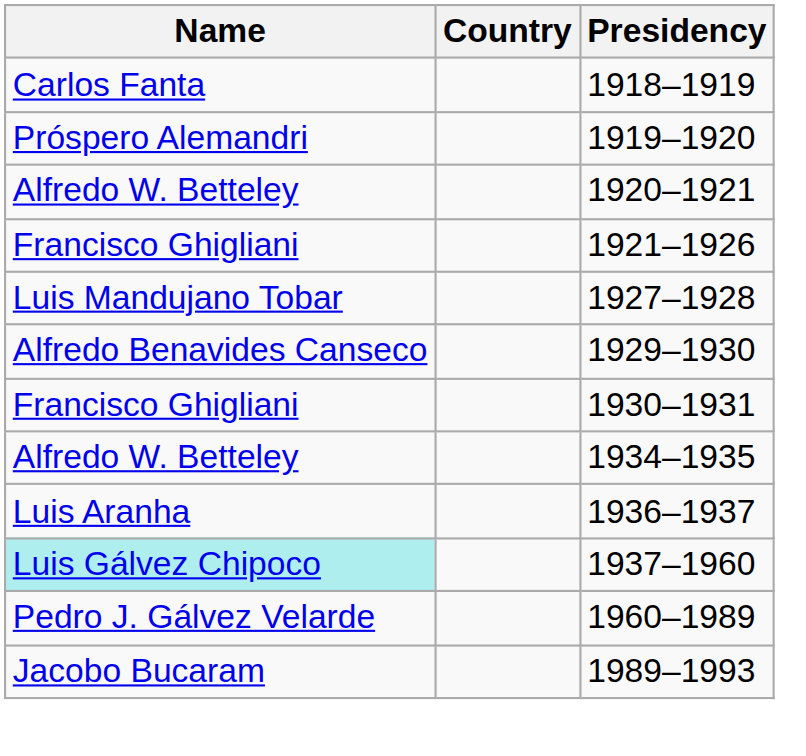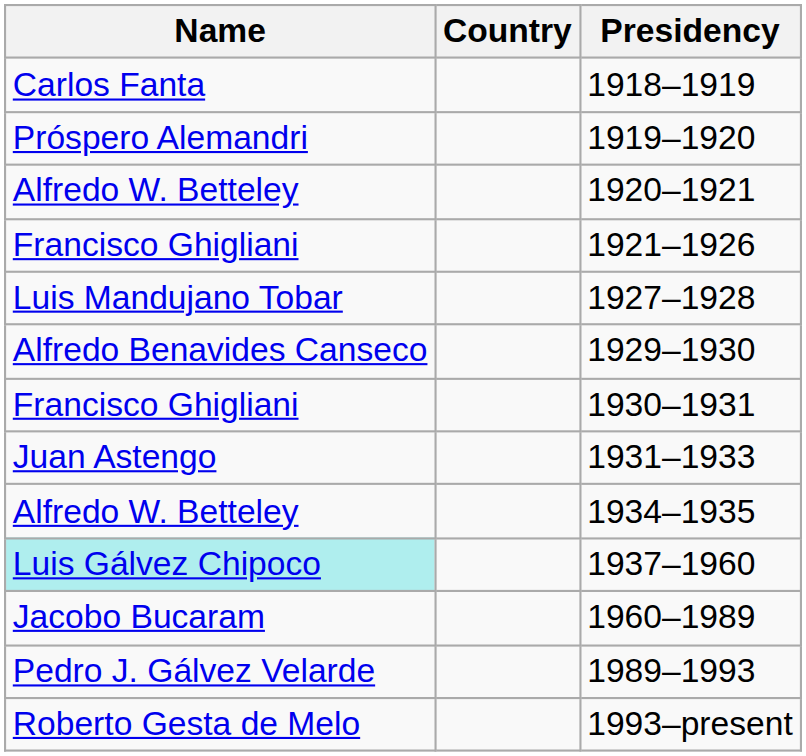+ row: (671, 457)
- row: (671, 510)
(194, 617) Pedro J. Gálvez Velarde -> (139, 617) Jacobo Bucaram
(139, 670) Jacobo Bucaram -> (194, 670) Pedro J. Gálvez Velarde
+ row: (690, 723)
